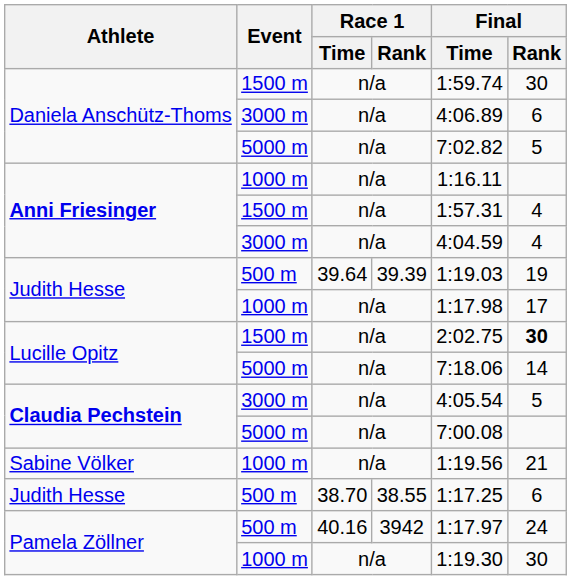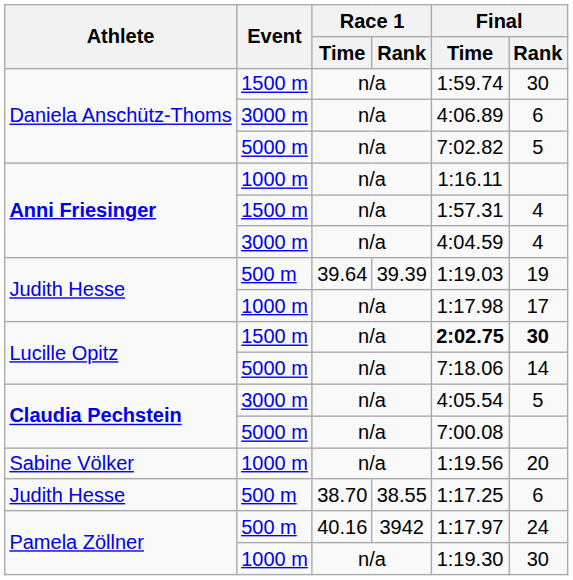(470, 337) normal -> (470, 337) bold
(537, 464) 21 -> (538, 464) 20
